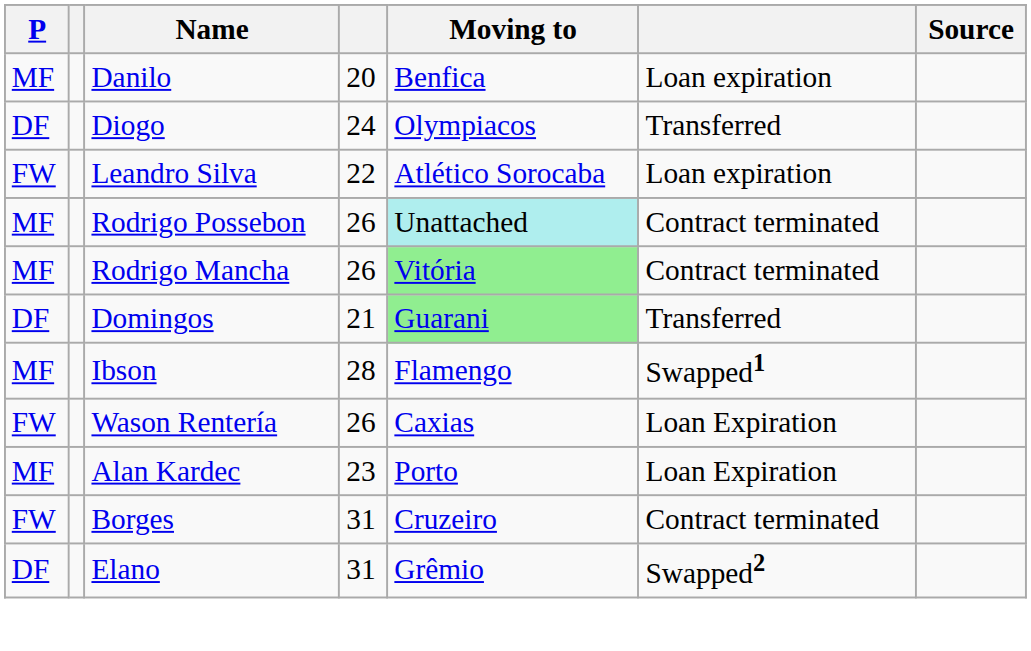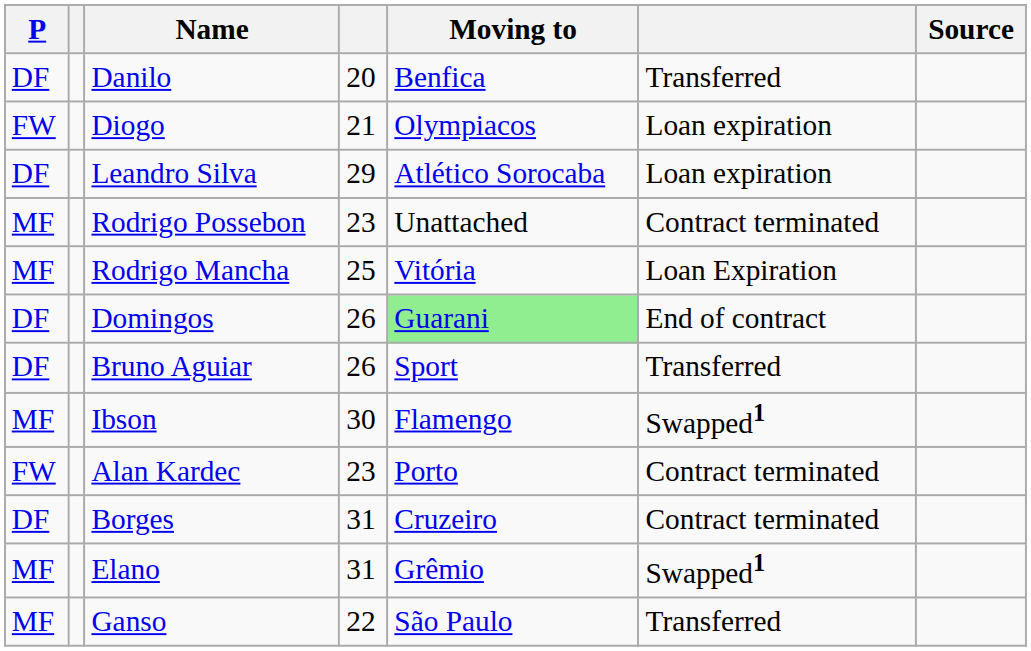(33, 77) MF -> (31, 77) DF
(739, 77) Loan expiration -> (713, 77) Transferred
(31, 125) DF -> (34, 125) FW
(361, 125) 24 -> (361, 125) 21
(713, 125) Transferred -> (739, 125) Loan expiration
(34, 173) FW -> (31, 173) DF
(361, 173) 22 -> (361, 173) 29
(361, 222) 26 -> (361, 222) 23
(461, 222) paleturquoise background -> (461, 222) no background
(361, 270) 26 -> (361, 270) 25
(435, 270) lightgreen background -> (435, 270) no background
(762, 270) Contract terminated -> (741, 270) Loan Expiration
(361, 319) 21 -> (361, 319) 26
(713, 319) Transferred -> (736, 319) End of contract
+ row: (172, 367)
(361, 370) 28 -> (361, 418) 30
- row: (184, 421)
(33, 470) MF -> (34, 470) FW
(741, 470) Loan Expiration -> (762, 470) Contract terminated
(34, 518) FW -> (31, 518) DF
(31, 569) DF -> (33, 569) MF
(705, 569) Swapped2 -> (705, 569) Swapped1
+ row: (129, 621)
